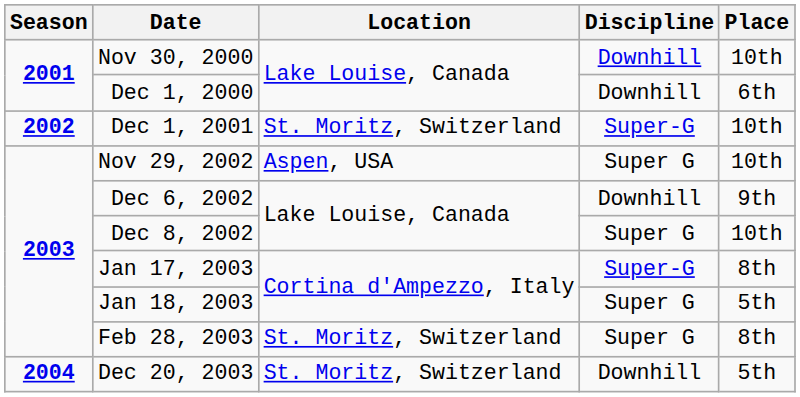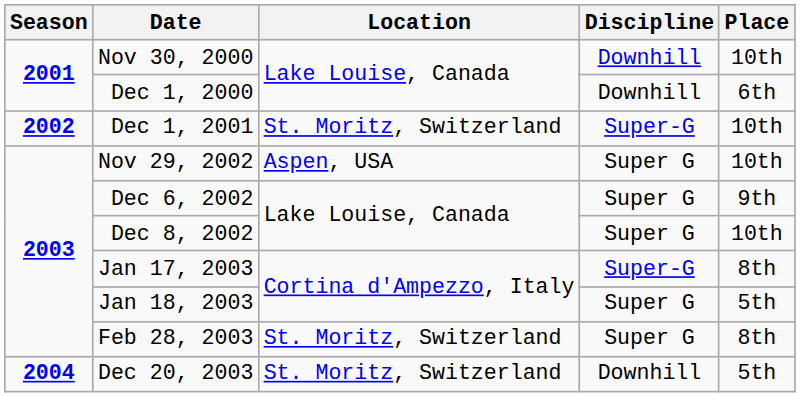(649, 198) Downhill -> (649, 198) Super G
